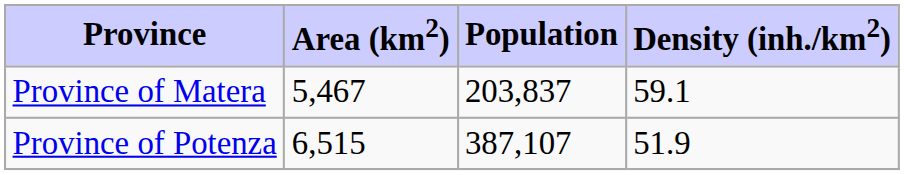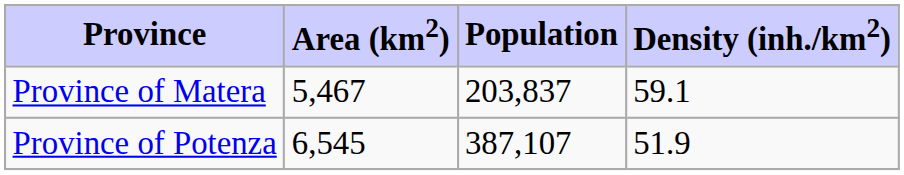(329, 143) 6,515 -> (329, 143) 6,545
